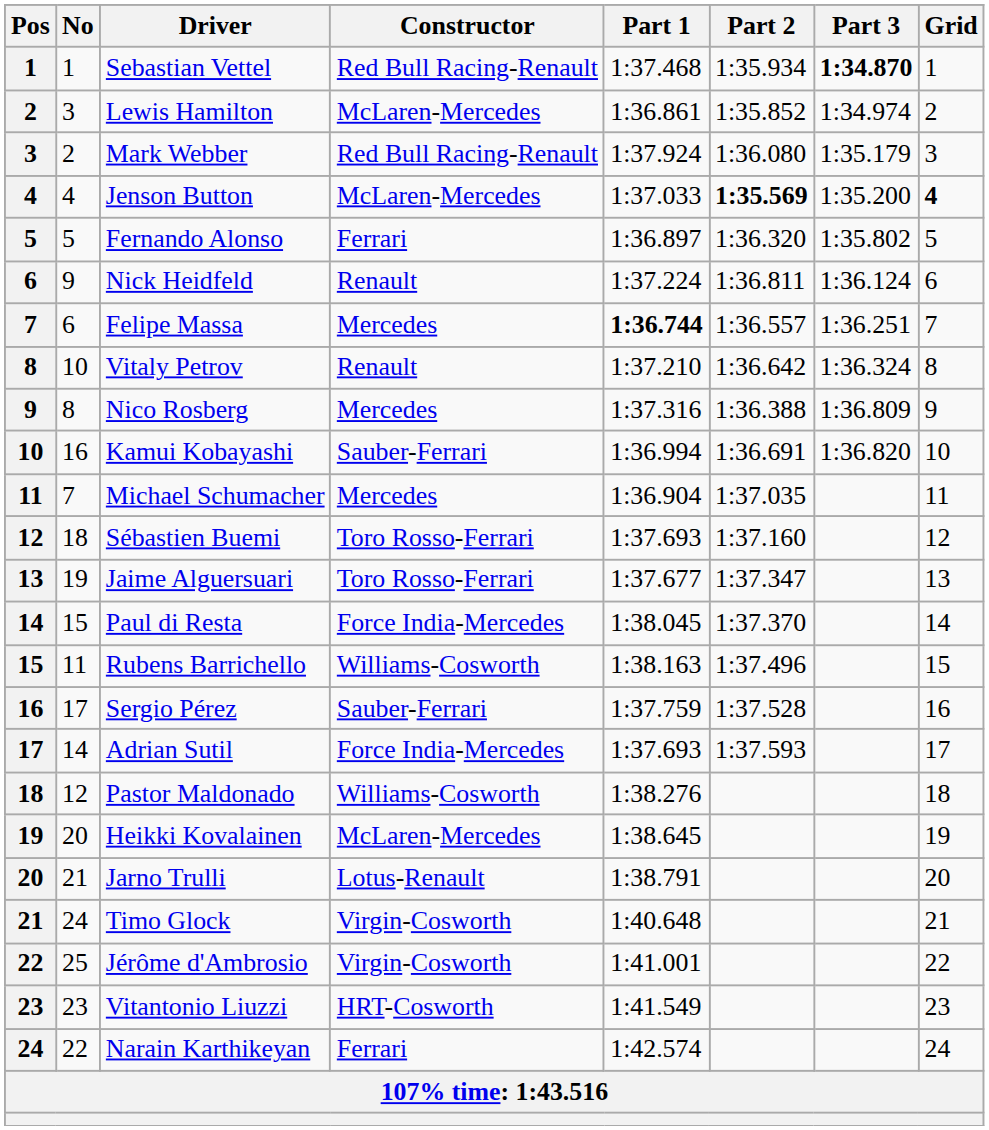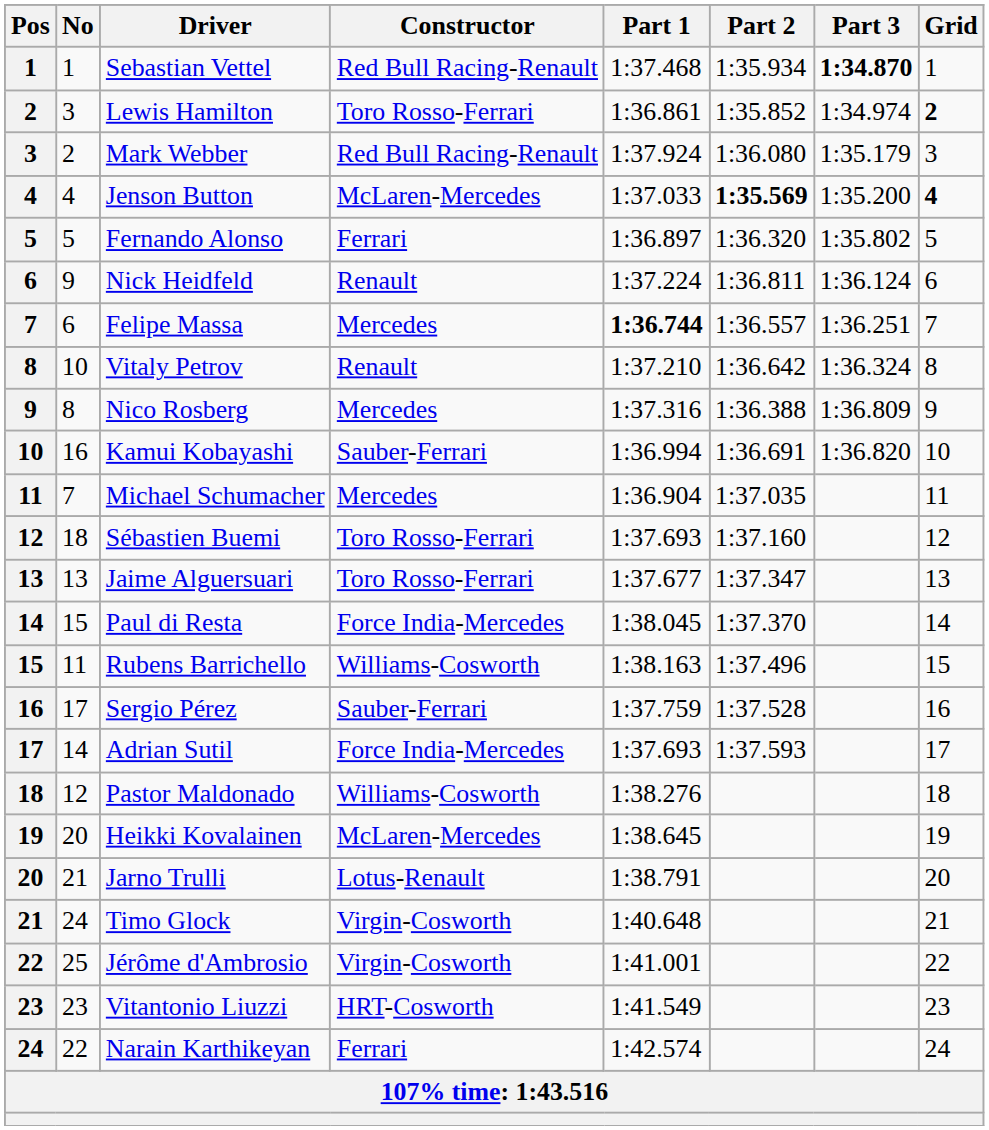(439, 110) McLaren-Mercedes -> (435, 110) Toro Rosso-Ferrari
(931, 110) normal -> (931, 110) bold
(75, 579) 19 -> (75, 579) 13
